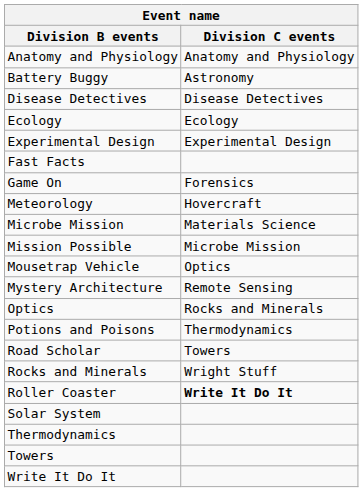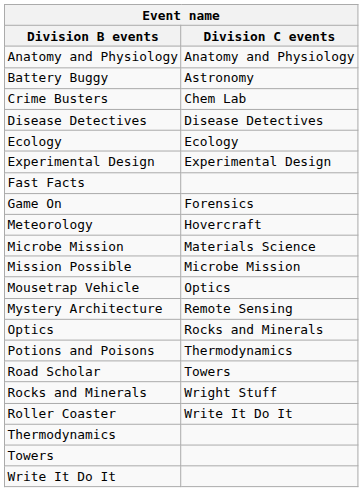+ row: (58, 99)
(238, 393) bold -> (238, 414) normal
- row: (54, 414)
